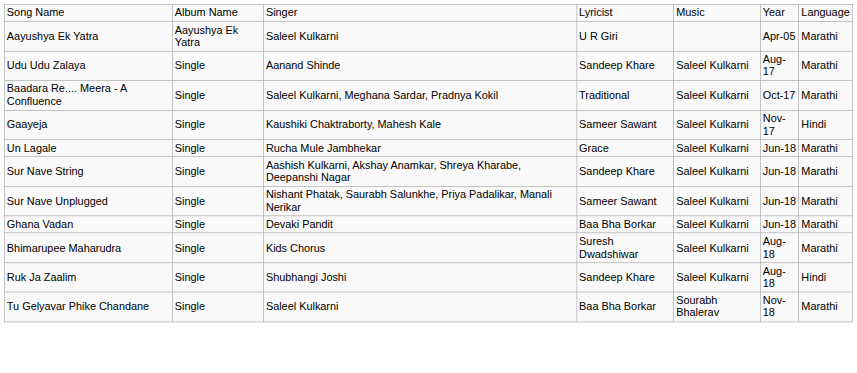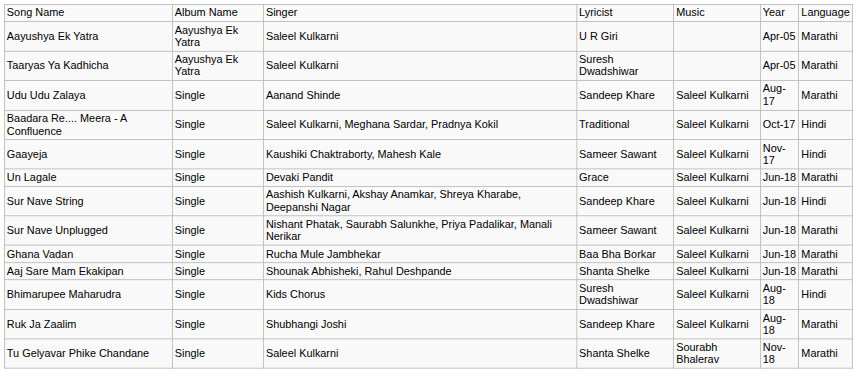+ row: (58, 65)
(819, 95) Marathi -> (814, 124) Hindi
(323, 148) Rucha Mule Jambhekar -> (299, 177) Devaki Pandit
(819, 171) Marathi -> (814, 201) Hindi
(299, 224) Devaki Pandit -> (323, 254) Rucha Mule Jambhekar
+ row: (65, 271)
(819, 247) Marathi -> (814, 294) Hindi
(814, 277) Hindi -> (819, 324) Marathi
(617, 306) Baa Bha Borkar -> (614, 353) Shanta Shelke
